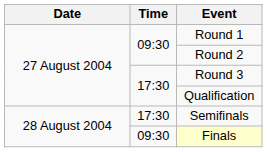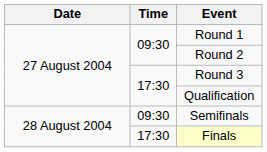(153, 116) 17:30 -> (153, 116) 09:30
(153, 136) 09:30 -> (153, 136) 17:30
